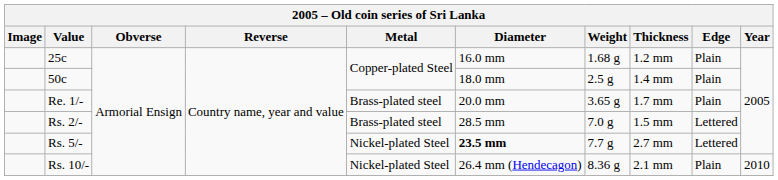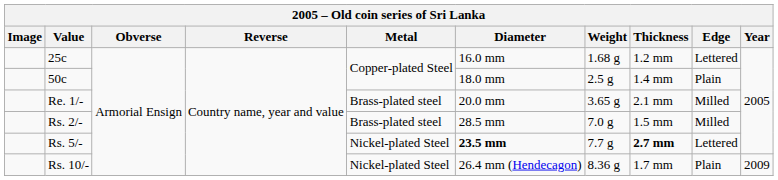(708, 58) Plain -> (716, 58) Lettered
(653, 101) 1.7 mm -> (653, 101) 2.1 mm
(708, 101) Plain -> (712, 101) Milled
(716, 122) Lettered -> (712, 122) Milled
(653, 143) normal -> (654, 143) bold
(653, 165) 2.1 mm -> (653, 165) 1.7 mm
(757, 165) 2010 -> (757, 165) 2009
